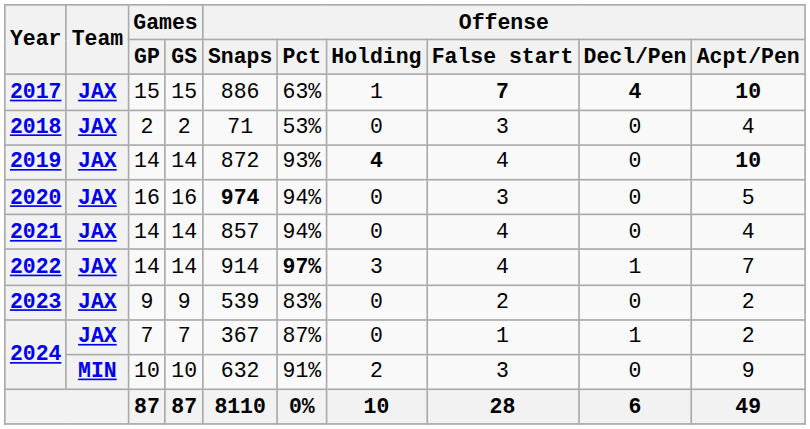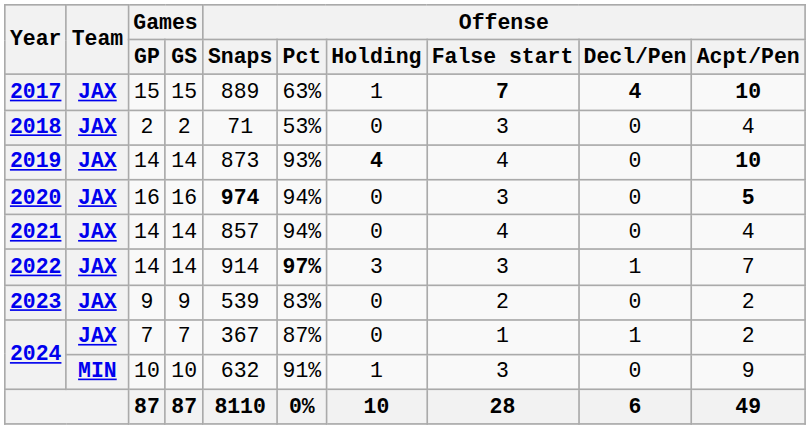(240, 92) 886 -> (240, 92) 889
(240, 162) 872 -> (240, 162) 873
(748, 197) normal -> (748, 197) bold
(502, 267) 4 -> (502, 267) 3
(376, 372) 2 -> (376, 372) 1
